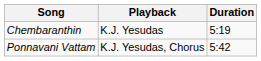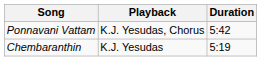rows swapped: (44, 30) <-> (51, 47)
